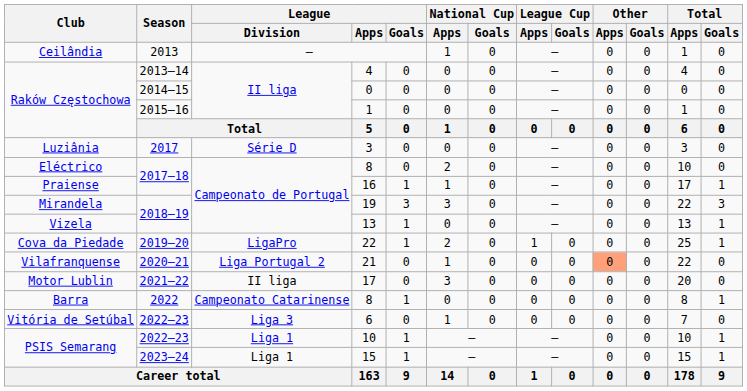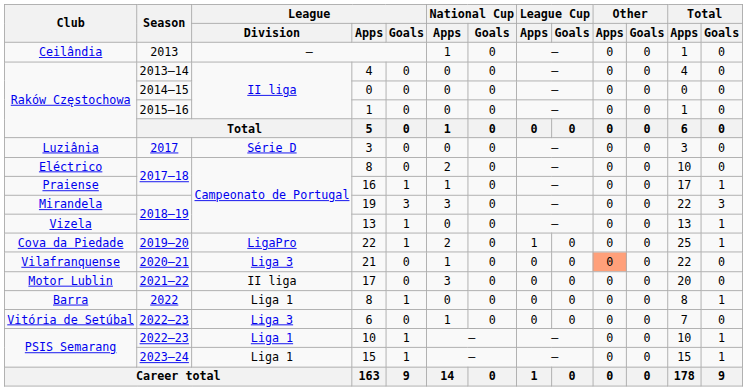(272, 262) Liga Portugal 2 -> (272, 262) Liga 3
(272, 300) Campeonato Catarinense -> (272, 300) Liga 1
